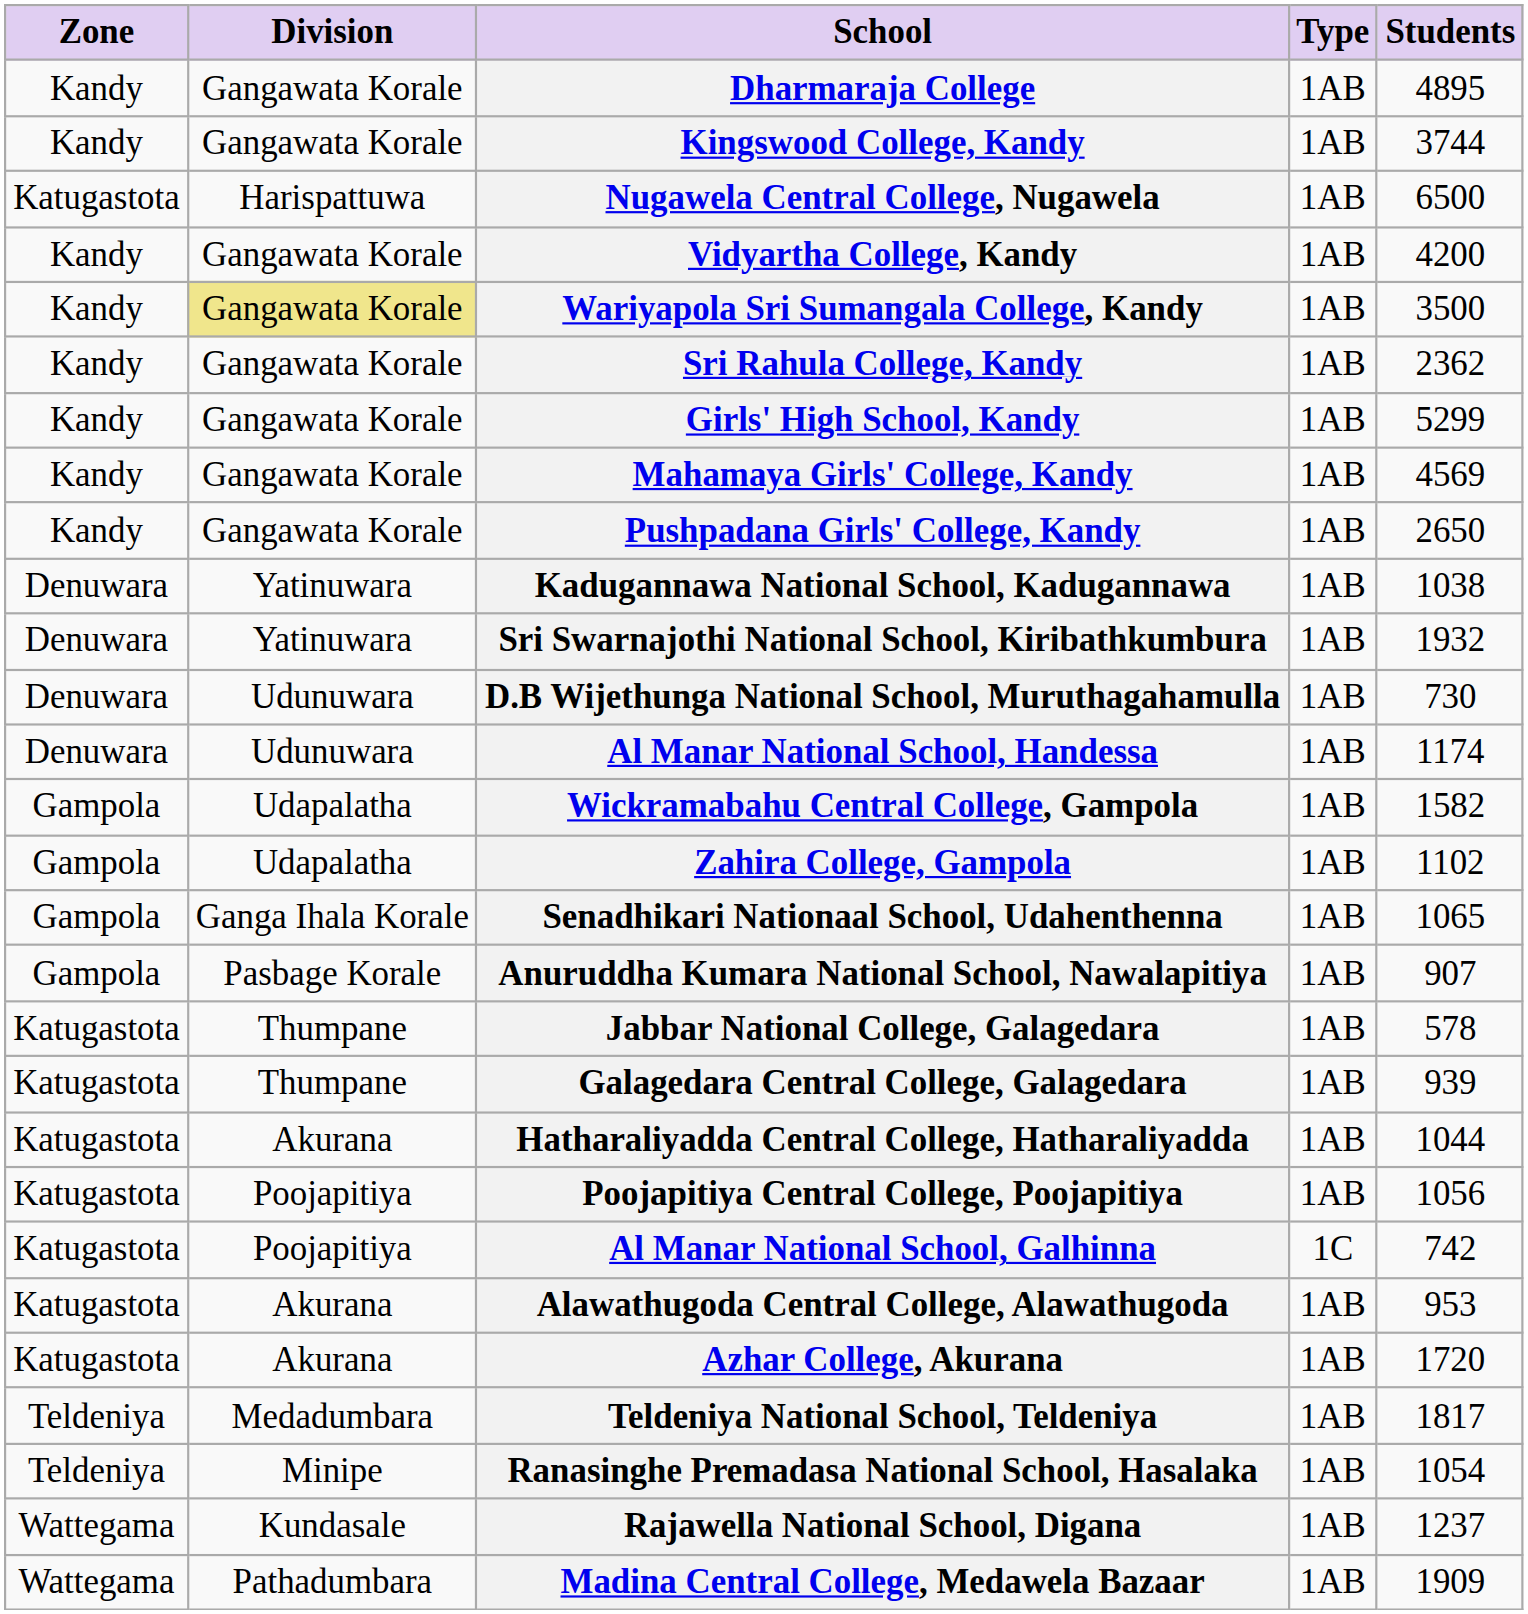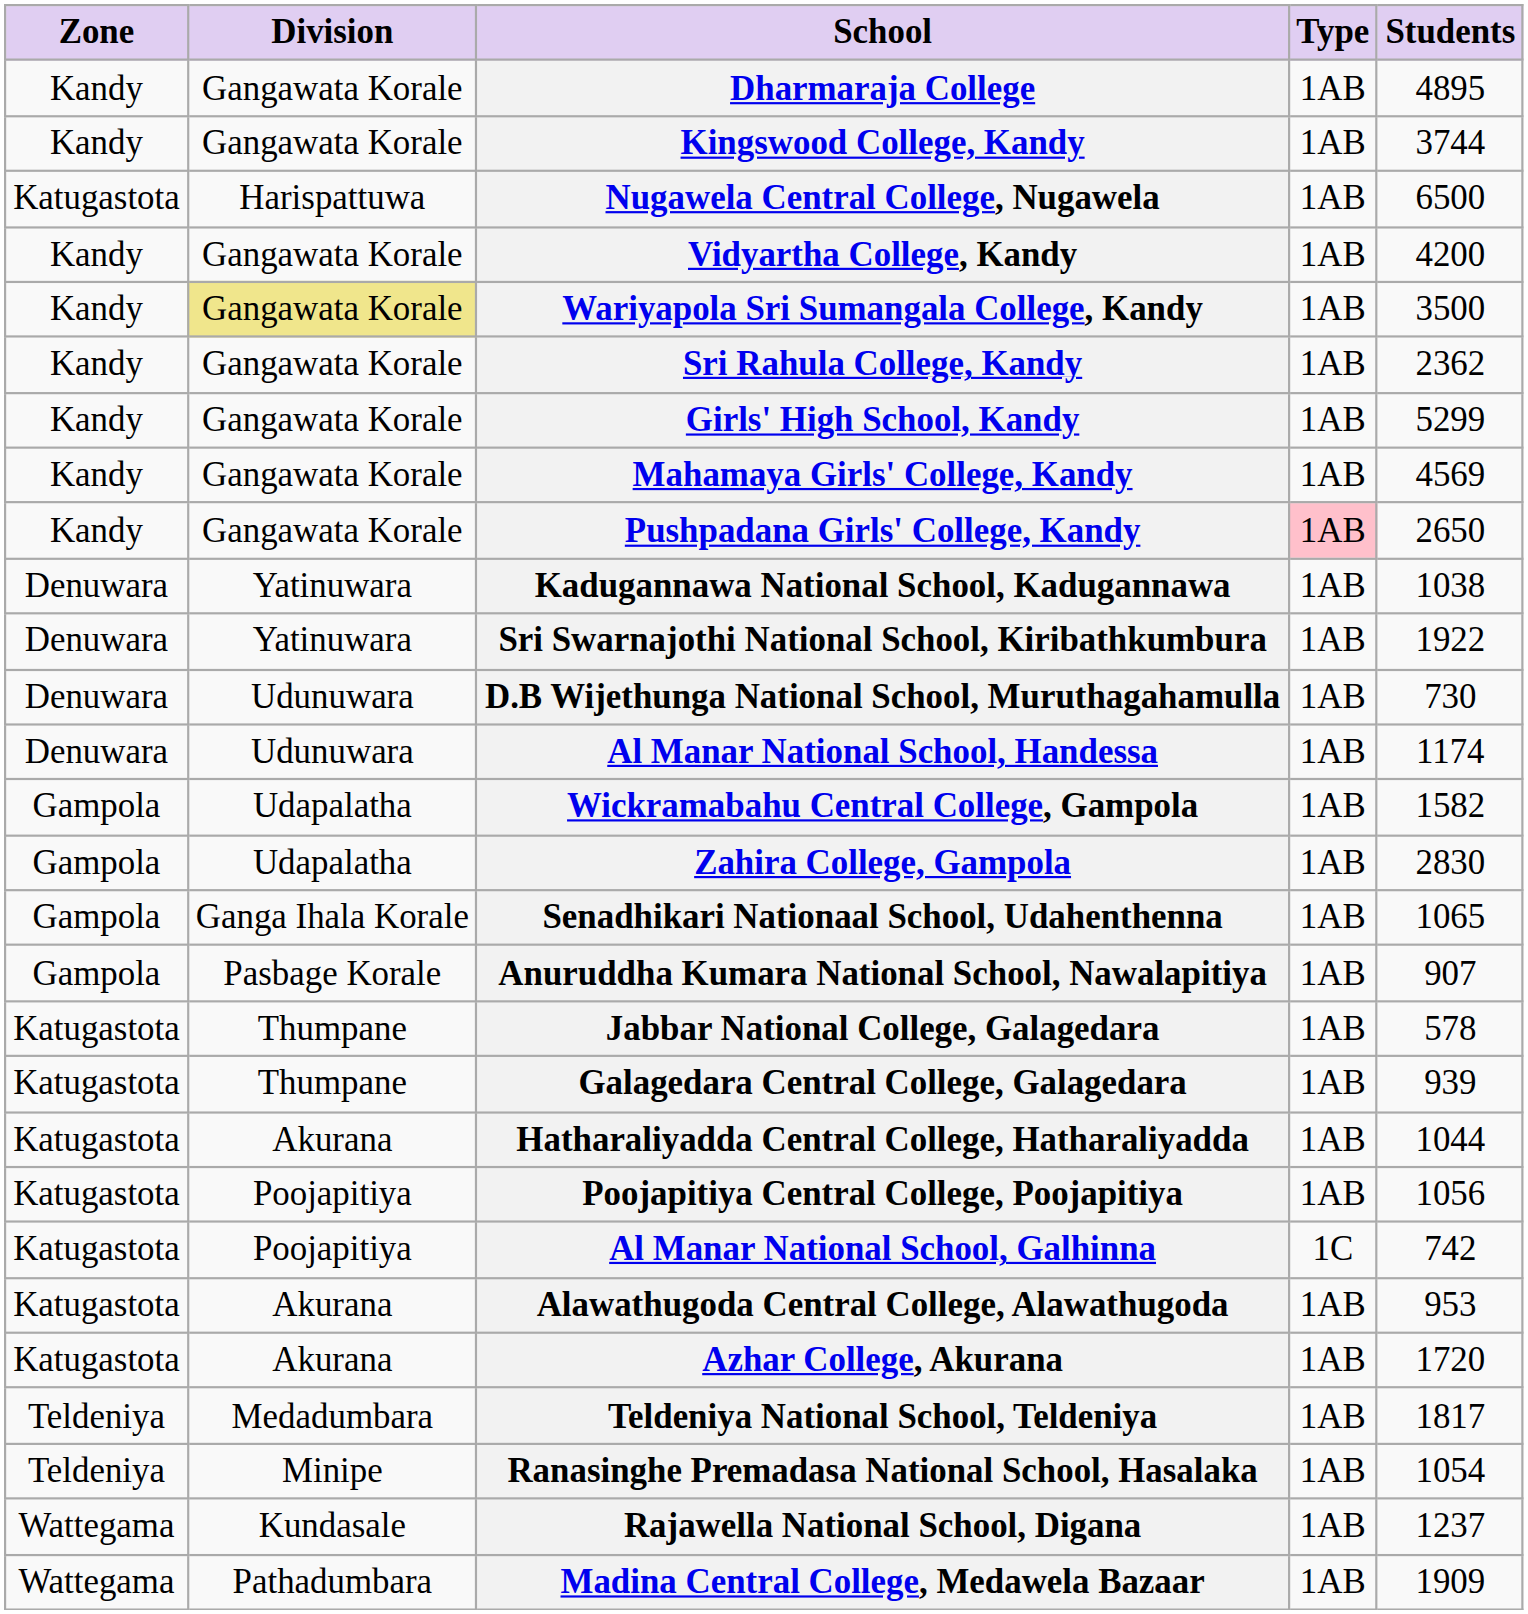(1333, 530) no background -> (1333, 530) pink background
(1450, 640) 1932 -> (1450, 640) 1922
(1450, 861) 1102 -> (1450, 861) 2830
